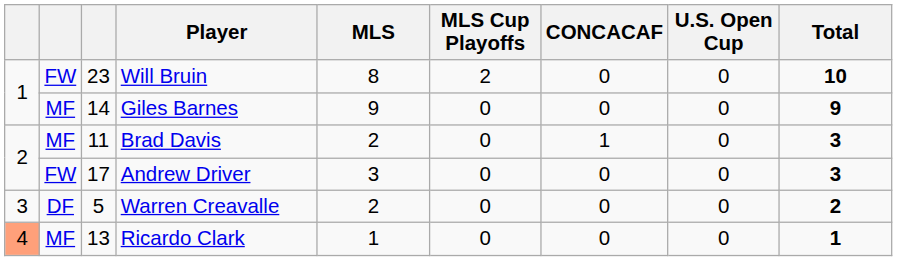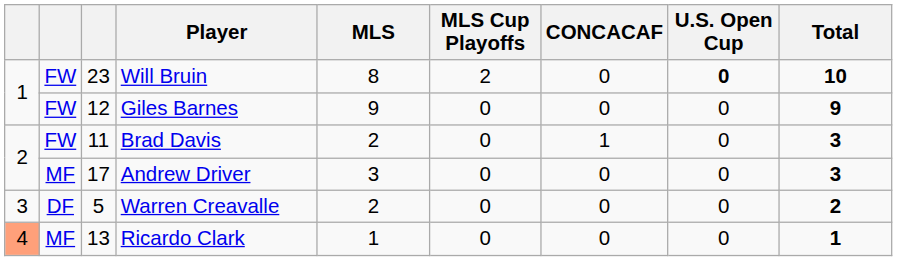(724, 76) normal -> (724, 76) bold
(60, 108) MF -> (60, 108) FW
(98, 108) 14 -> (98, 108) 12
(60, 141) MF -> (60, 141) FW
(60, 173) FW -> (60, 173) MF
